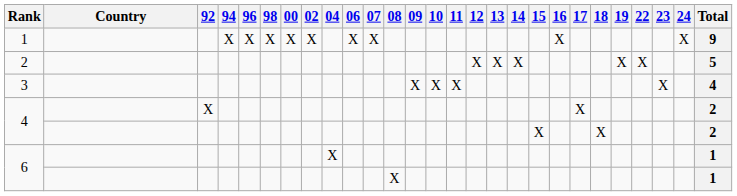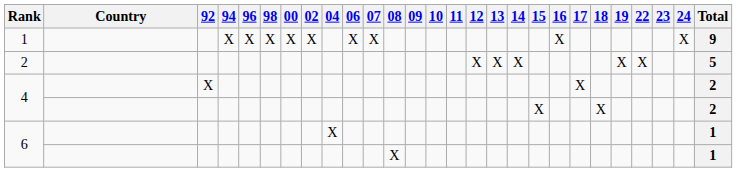- row: (24, 86)
